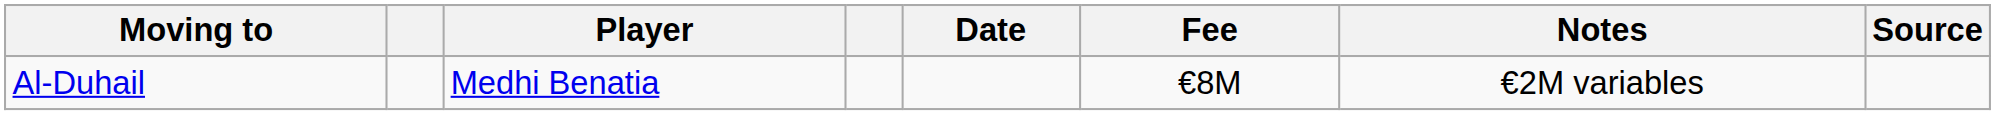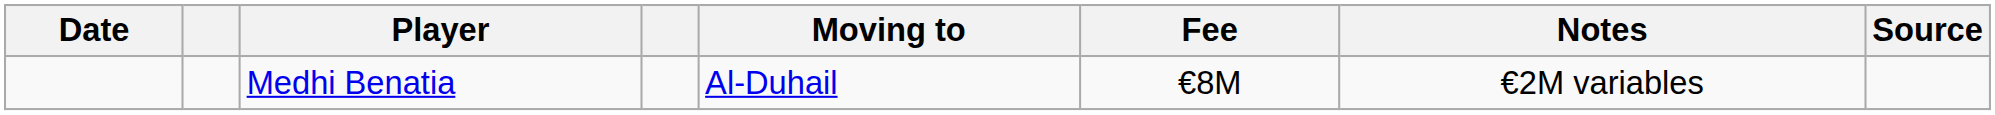columns swapped: (991, 30) <-> (196, 30)
